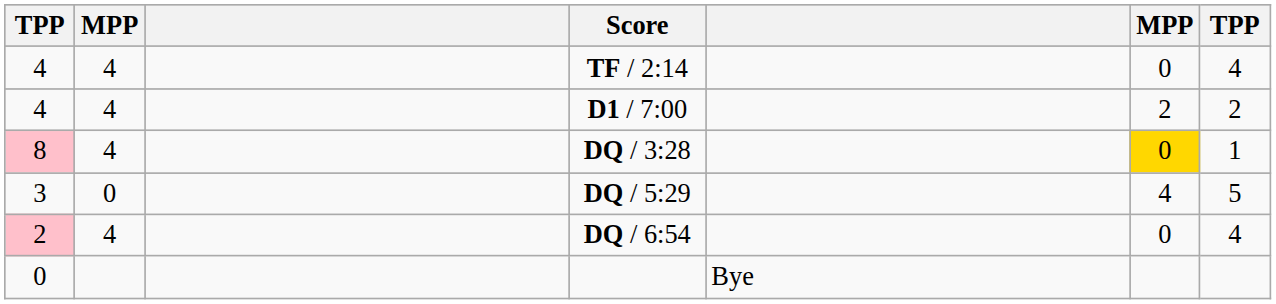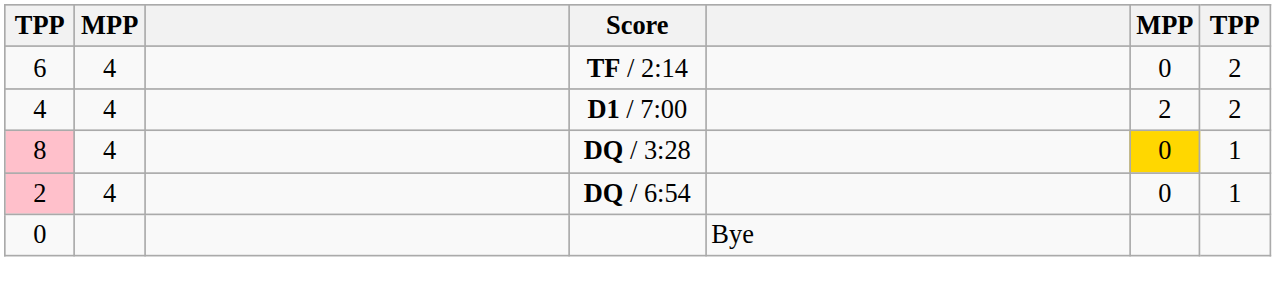(40, 67) 4 -> (40, 67) 6
(1235, 67) 4 -> (1235, 67) 2
- row: (637, 192)
(1235, 234) 4 -> (1235, 192) 1
